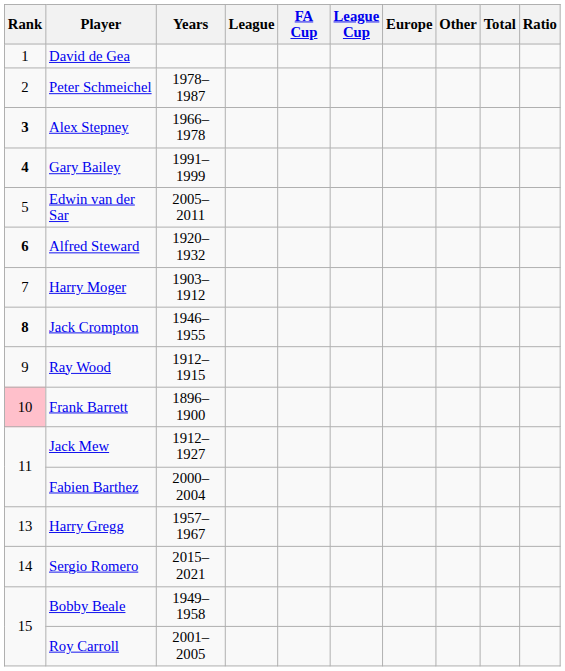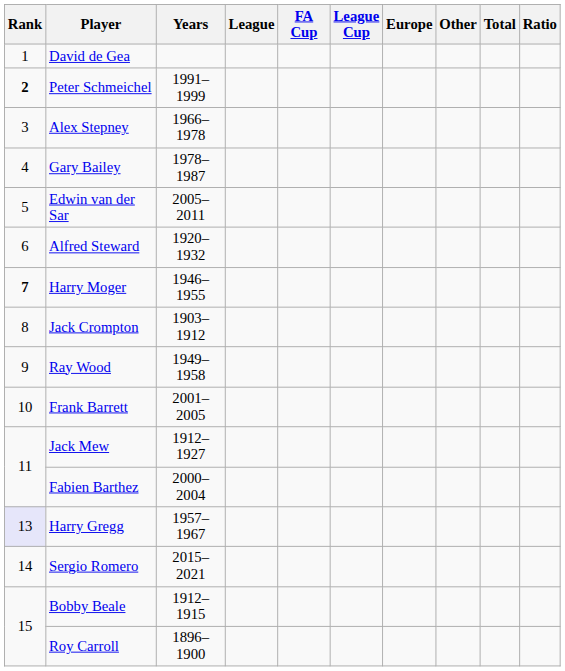(25, 87) normal -> (25, 87) bold
(191, 87) 1978–1987 -> (191, 87) 1991–1999
(25, 127) bold -> (25, 127) normal
(25, 167) bold -> (25, 167) normal
(191, 167) 1991–1999 -> (191, 167) 1978–1987
(25, 247) bold -> (25, 247) normal
(25, 287) normal -> (25, 287) bold
(191, 287) 1903–1912 -> (191, 287) 1946–1955
(25, 327) bold -> (25, 327) normal
(191, 327) 1946–1955 -> (191, 327) 1903–1912
(191, 367) 1912–1915 -> (191, 367) 1949–1958
(25, 406) pink background -> (25, 406) no background
(191, 406) 1896–1900 -> (191, 406) 2001–2005
(25, 526) no background -> (25, 526) lavender background
(191, 606) 1949–1958 -> (191, 606) 1912–1915
(191, 646) 2001–2005 -> (191, 646) 1896–1900
